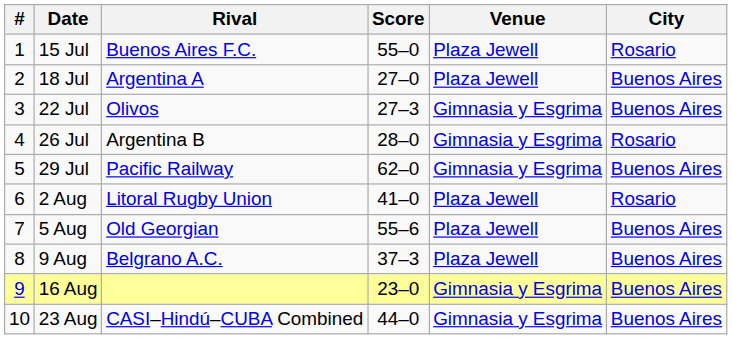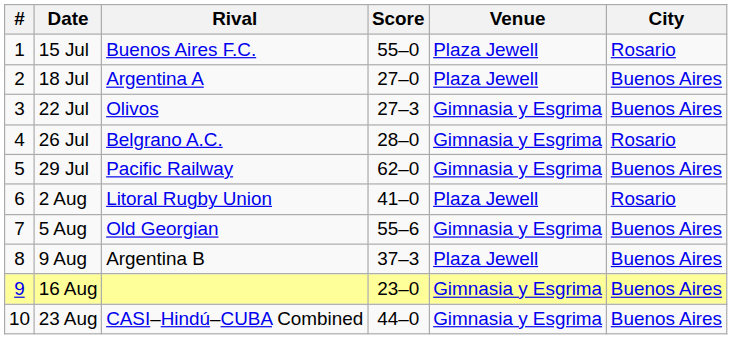(155, 139) Argentina B -> (164, 139) Belgrano A.C.
(486, 229) Plaza Jewell -> (518, 229) Gimnasia y Esgrima
(164, 259) Belgrano A.C. -> (155, 259) Argentina B
